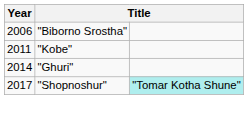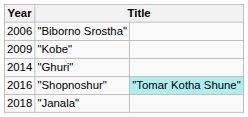(19, 49) 2011 -> (20, 49) 2009
(20, 85) 2017 -> (20, 85) 2016
+ row: (58, 103)
